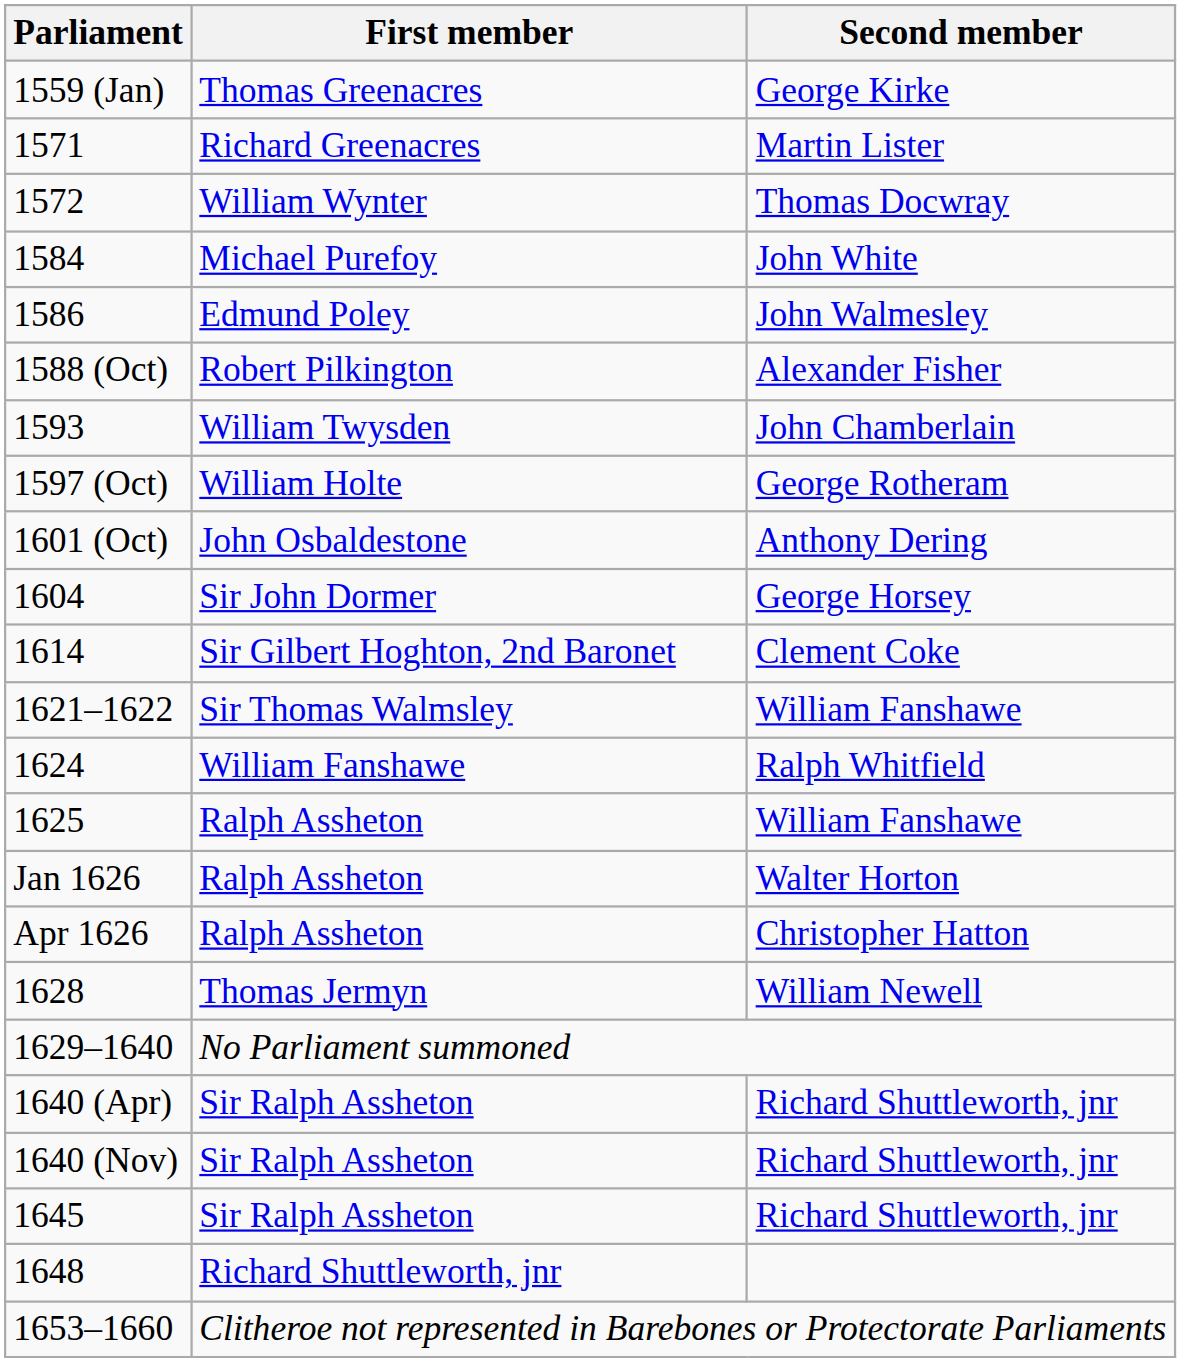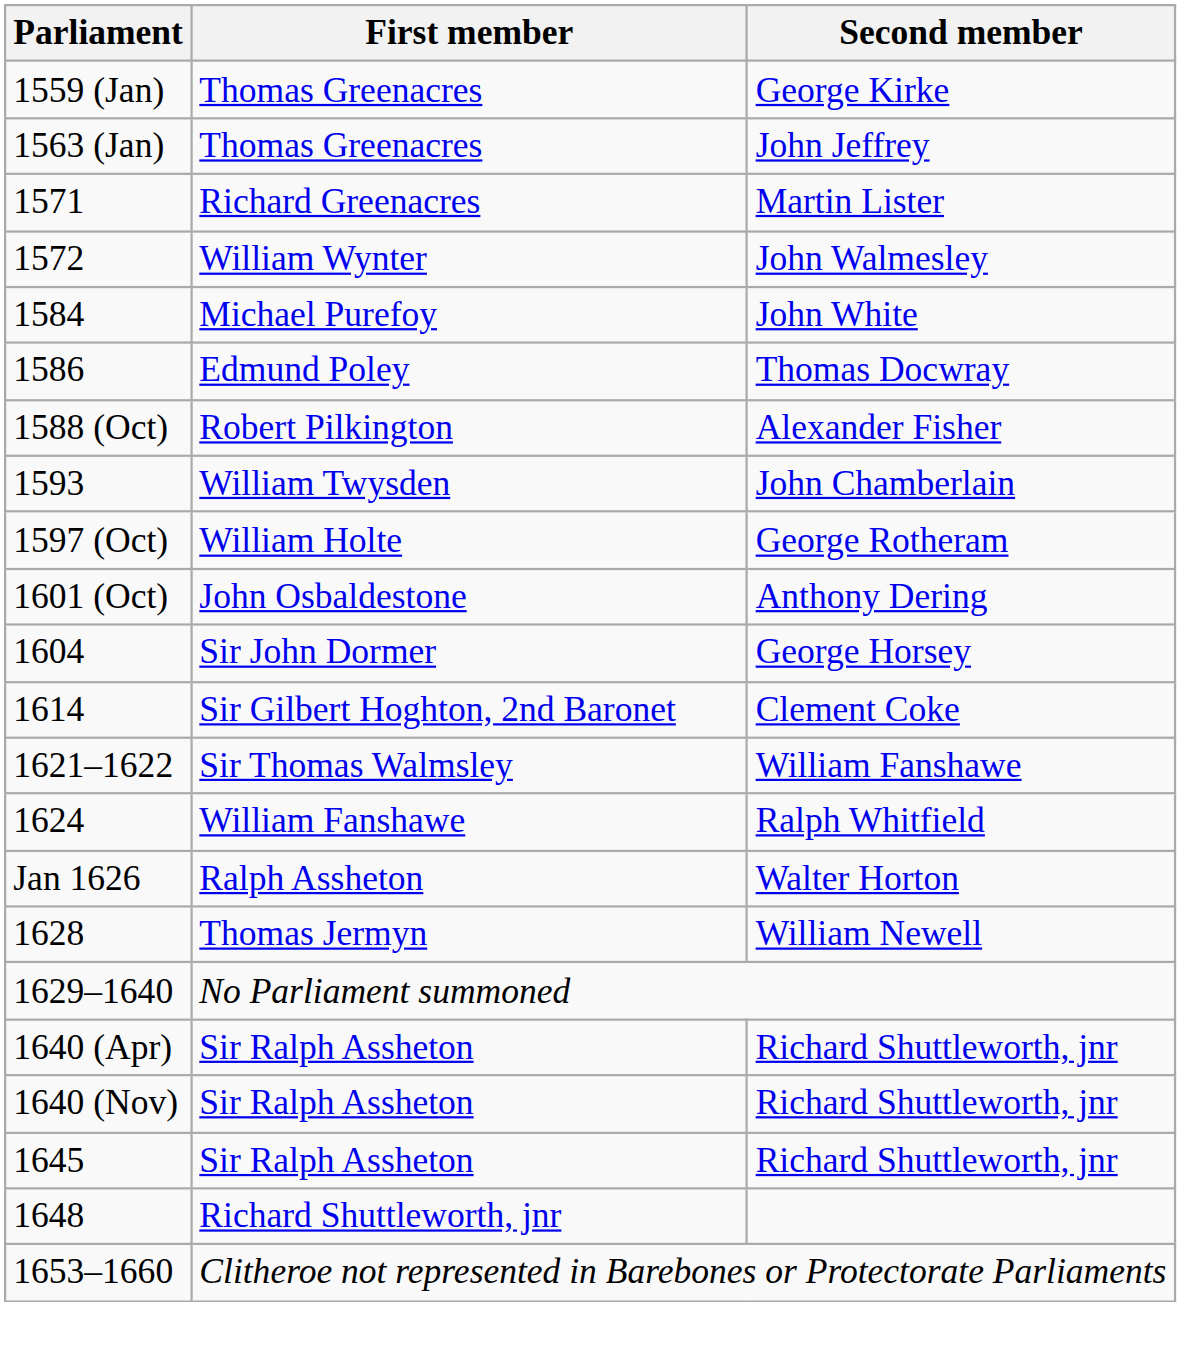+ row: (89, 145)
(882, 201) Thomas Docwray -> (872, 257) John Walmesley
(872, 314) John Walmesley -> (882, 370) Thomas Docwray
- row: (49, 821)
- row: (81, 933)
